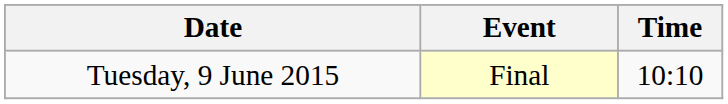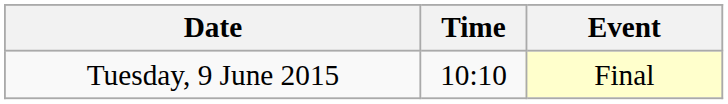columns swapped: (670, 27) <-> (519, 27)
